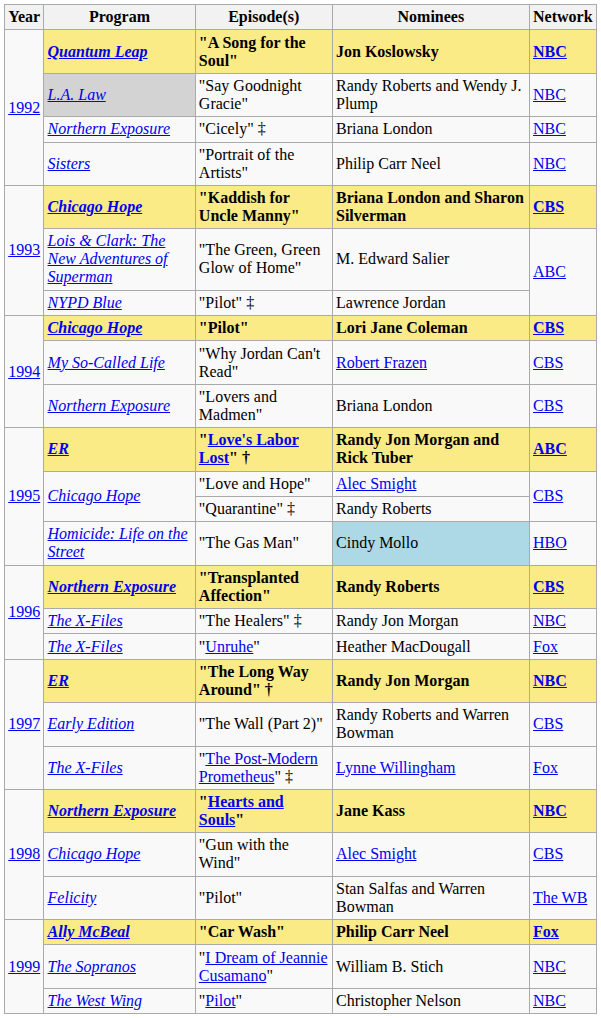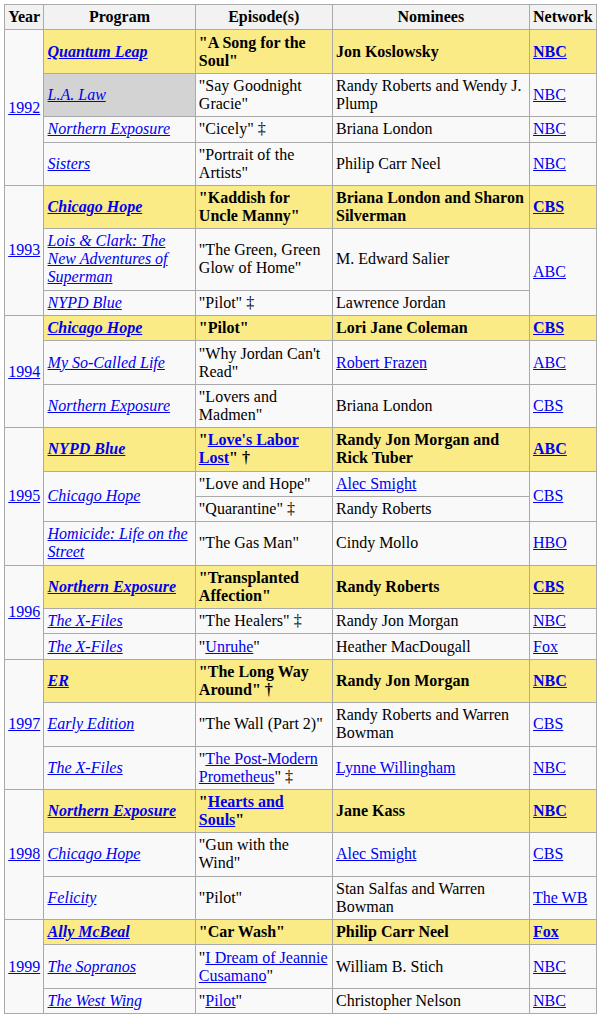(548, 362) CBS -> (549, 362) ABC
(58, 449) ER -> (86, 449) NYPD Blue
(377, 543) lightblue background -> (377, 543) no background
(545, 767) Fox -> (549, 767) NBC
